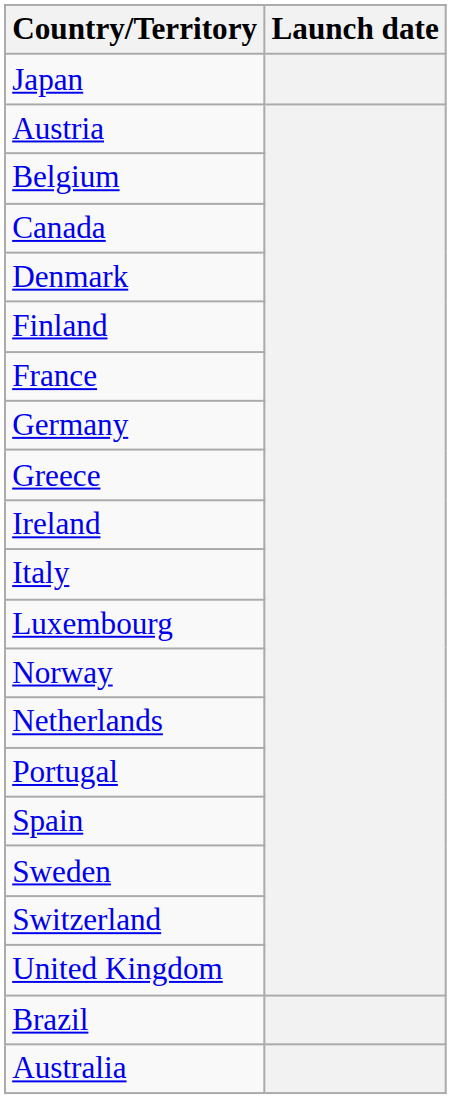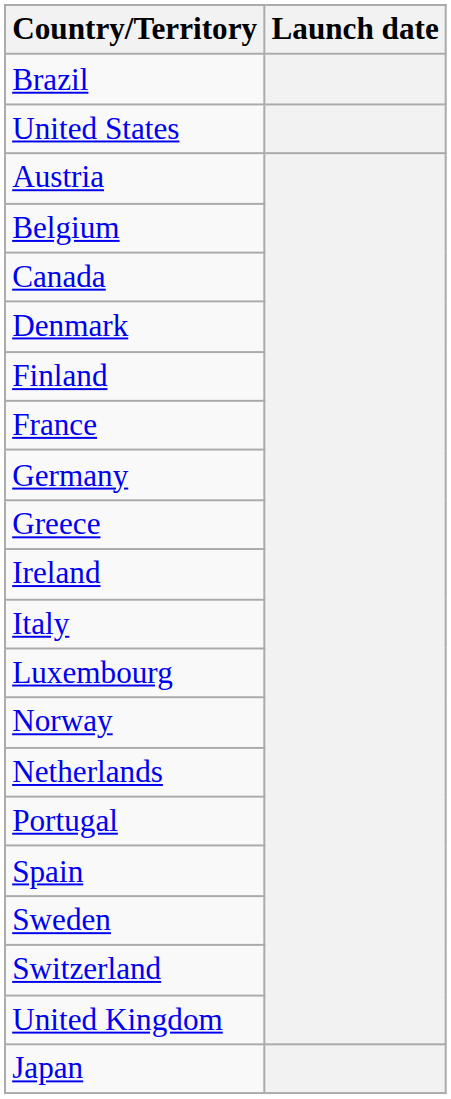rows swapped: (50, 1018) <-> (48, 78)
+ row: (96, 128)
- row: (69, 1068)
